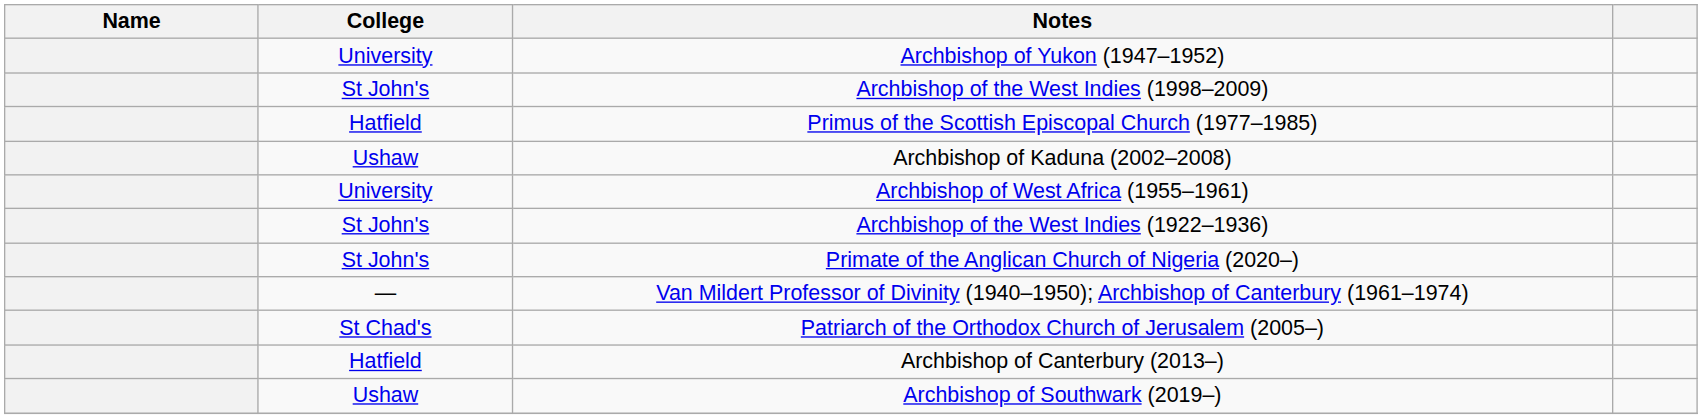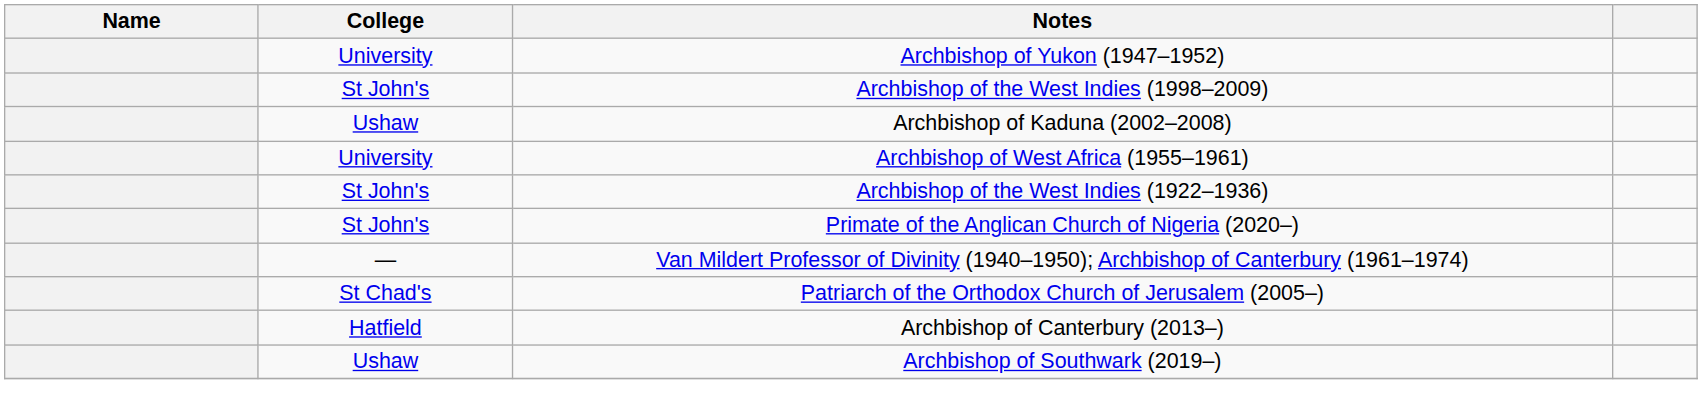- row: (1062, 123)
